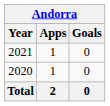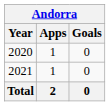rows swapped: (20, 71) <-> (20, 52)
